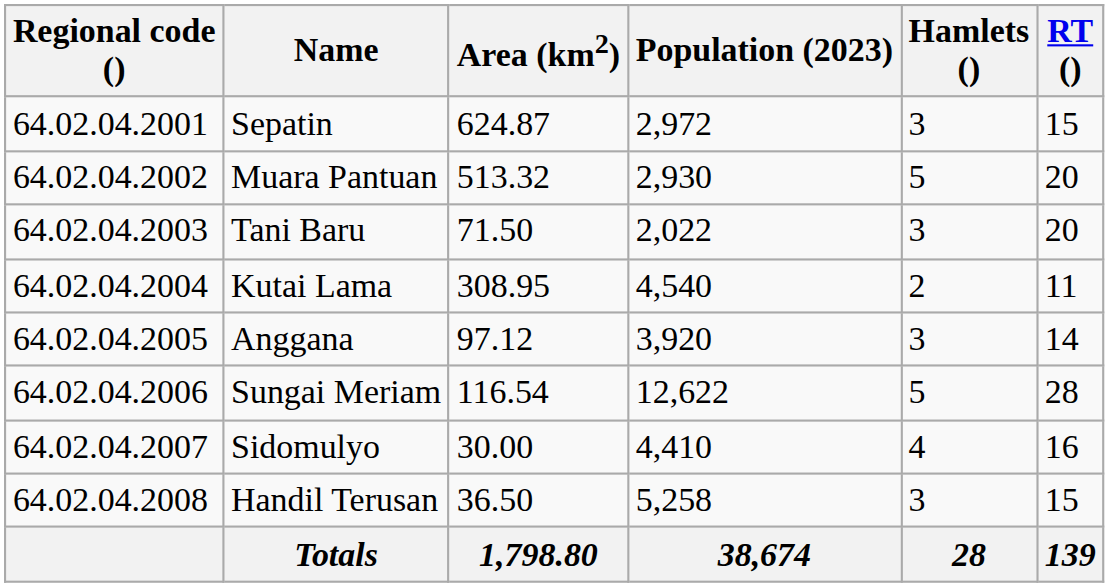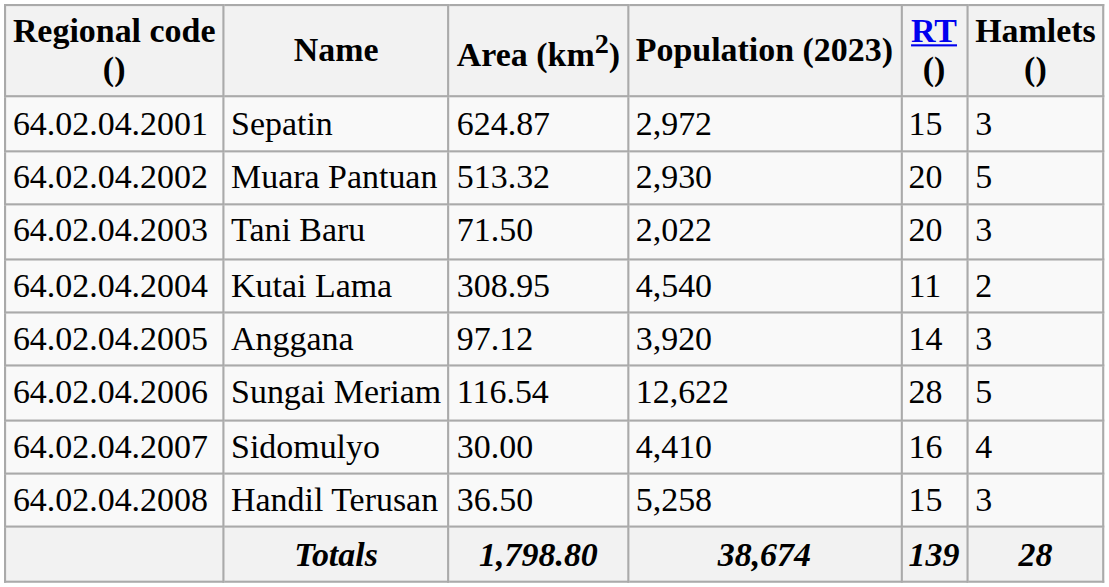columns swapped: (969, 50) <-> (1070, 50)
